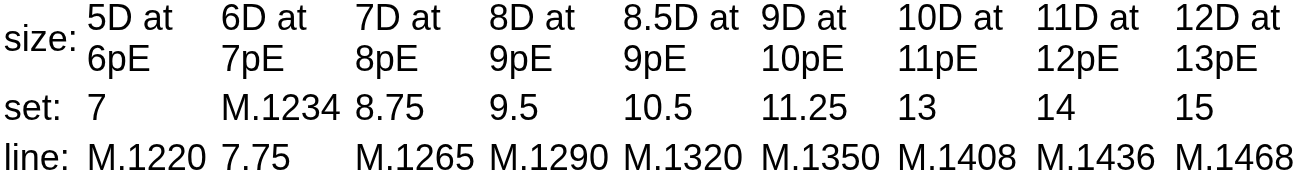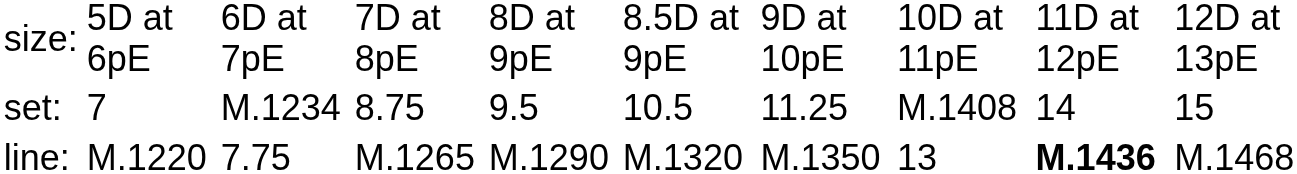(917, 108) 13 -> (957, 108) M.1408
(957, 157) M.1408 -> (917, 157) 13
(1096, 157) normal -> (1096, 157) bold
